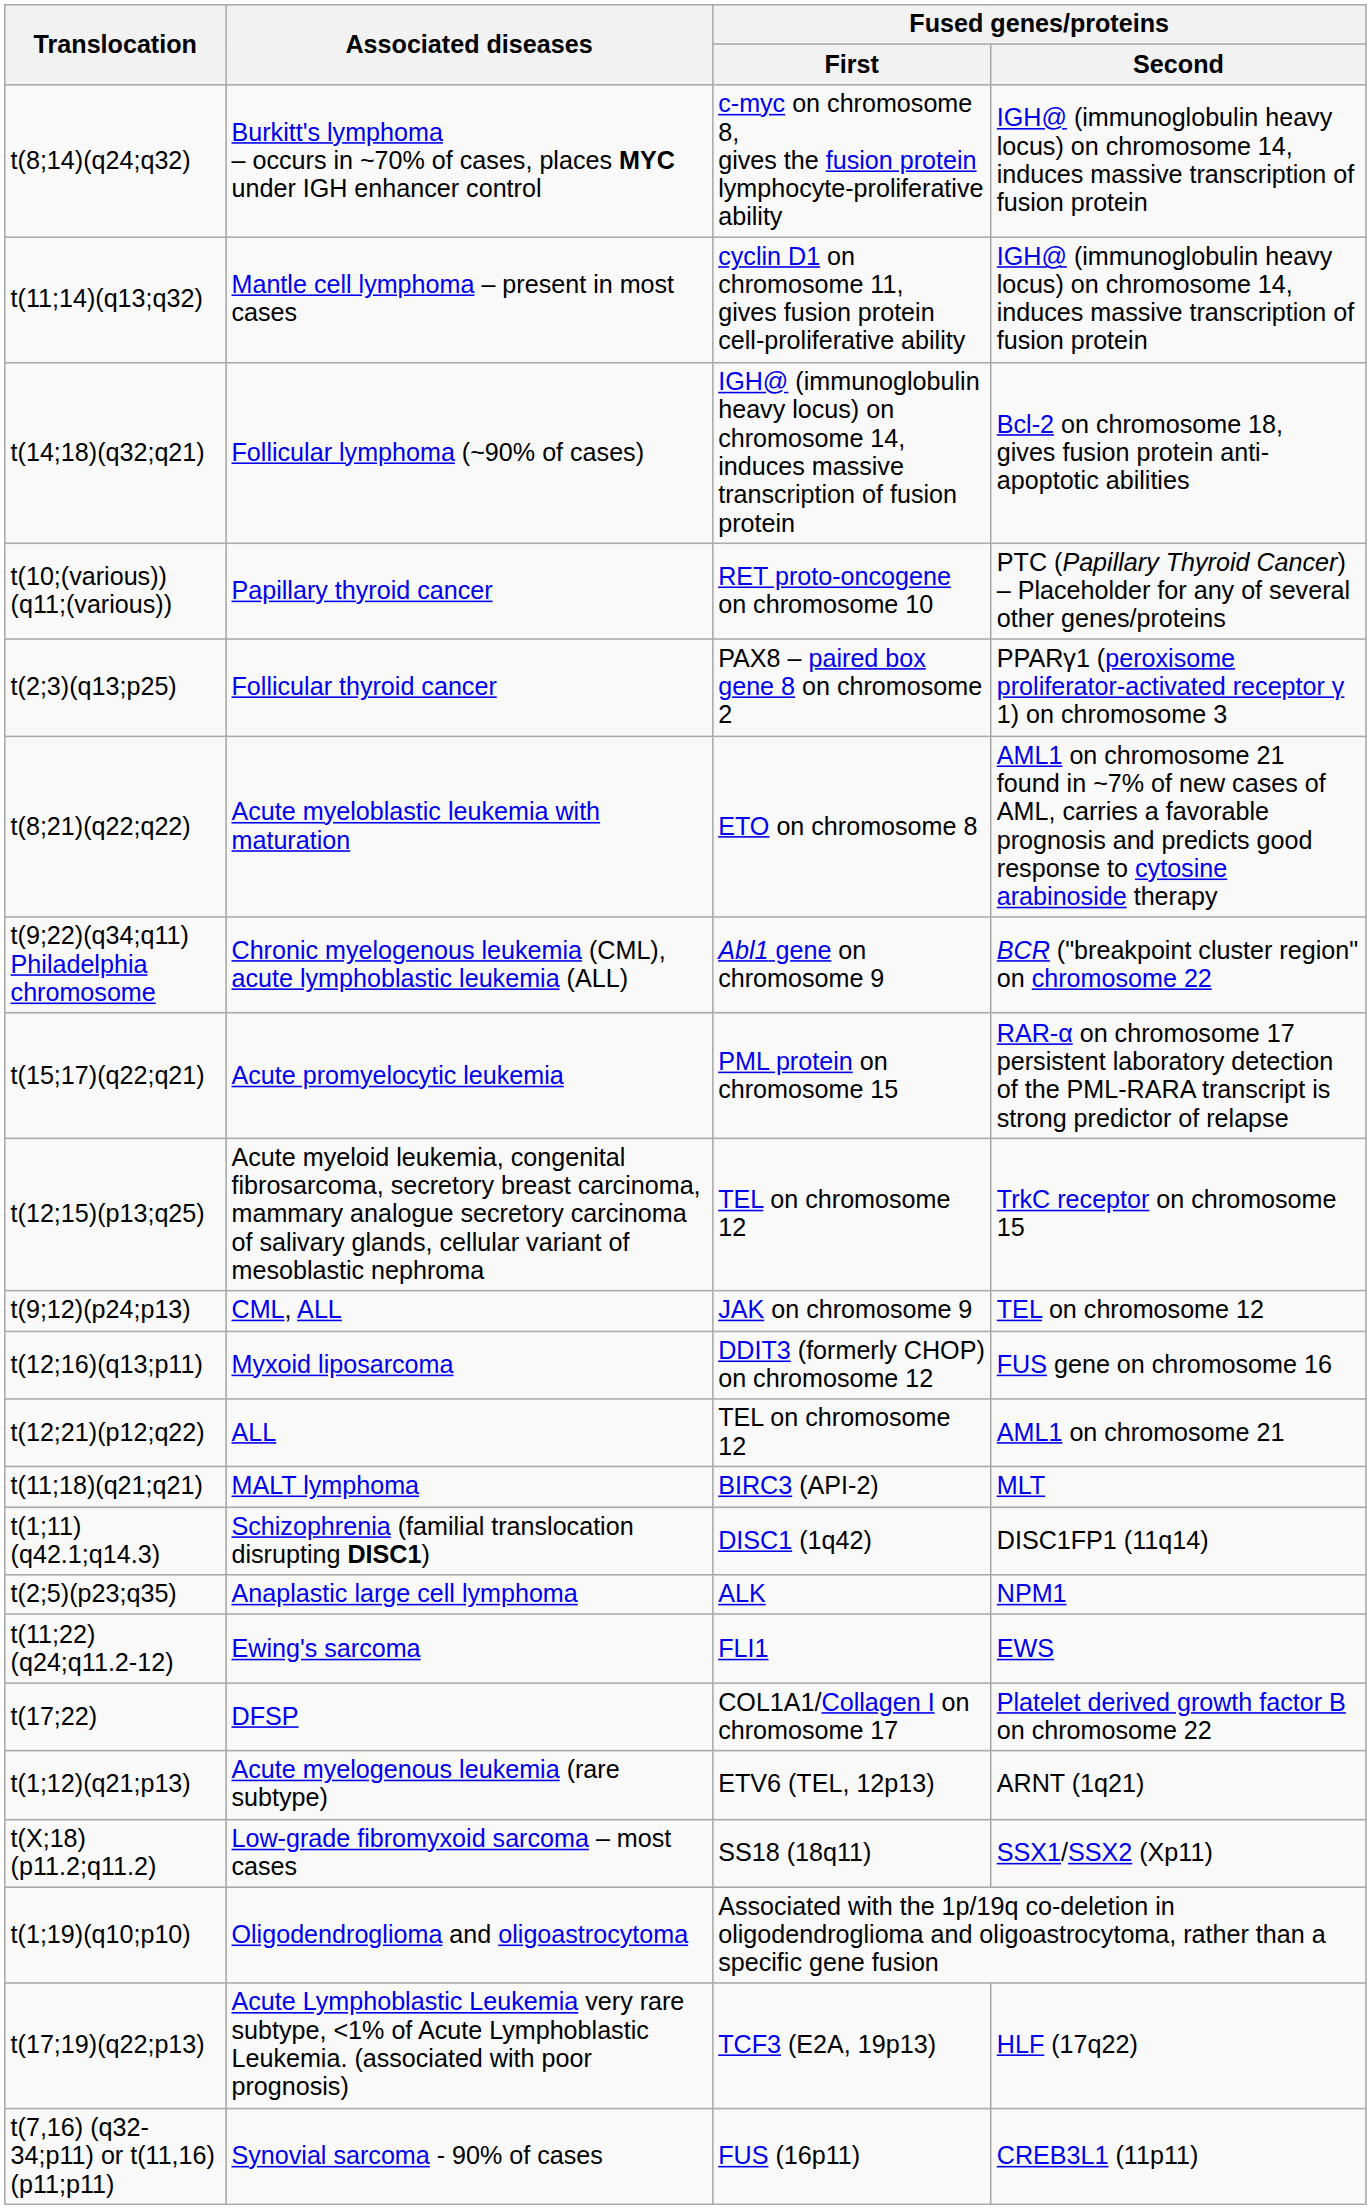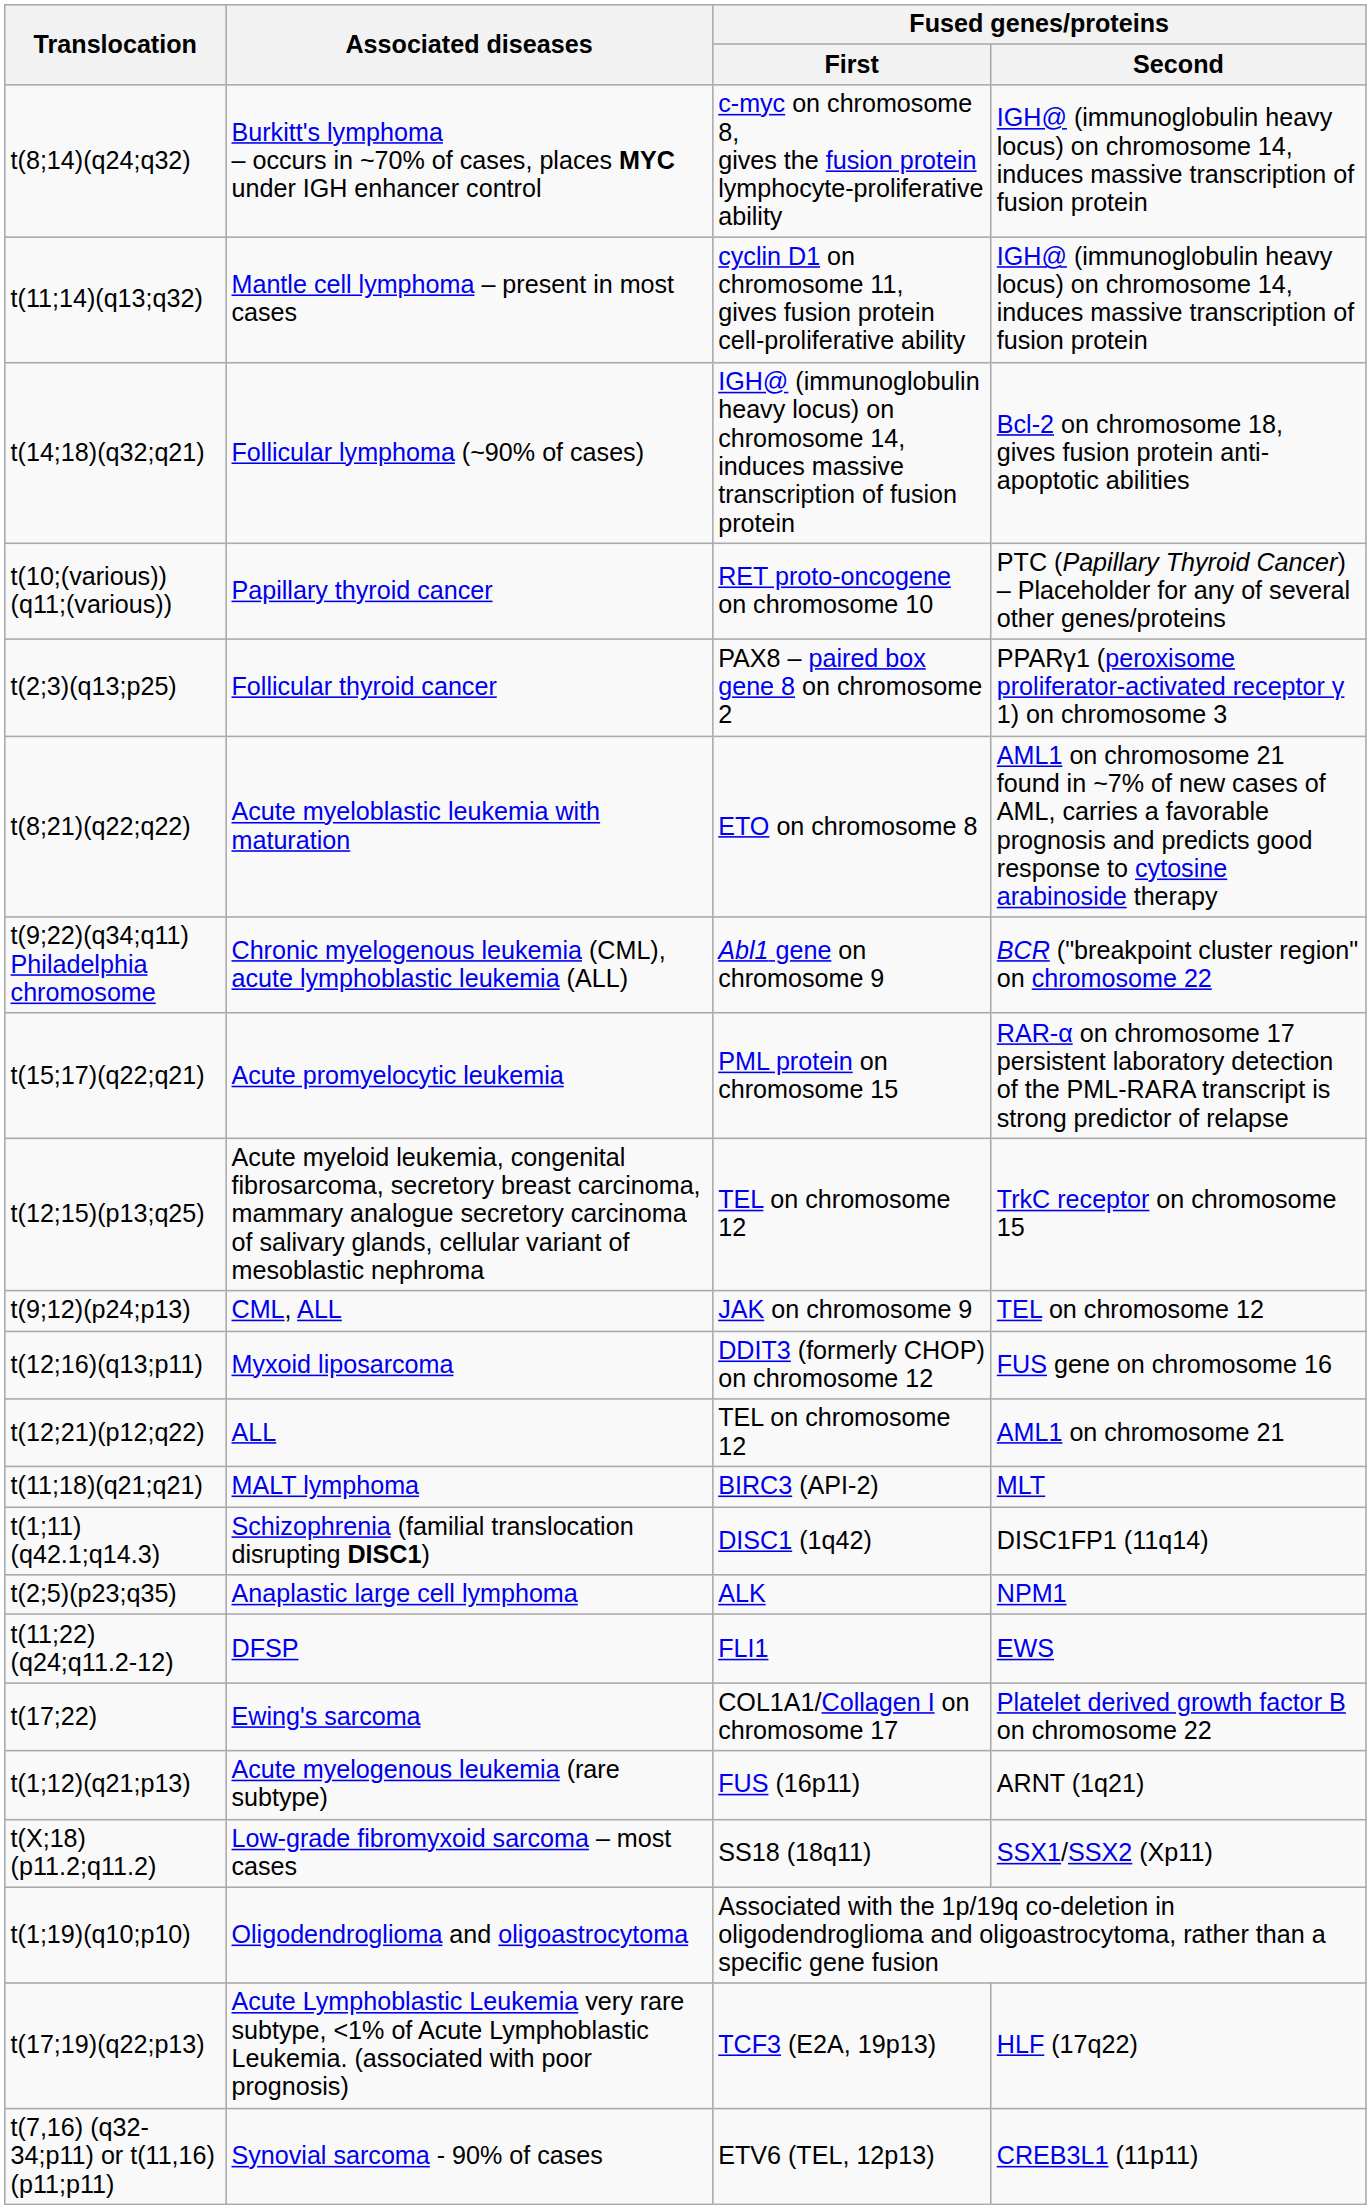(326, 1648) Ewing's sarcoma -> (265, 1648) DFSP
(265, 1716) DFSP -> (326, 1716) Ewing's sarcoma
(826, 1784) ETV6 (TEL, 12p13) -> (789, 1784) FUS (16p11)
(789, 2155) FUS (16p11) -> (826, 2155) ETV6 (TEL, 12p13)
